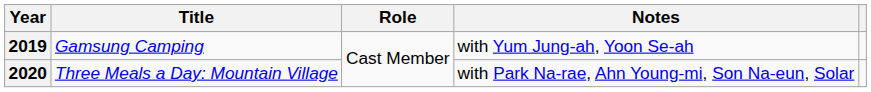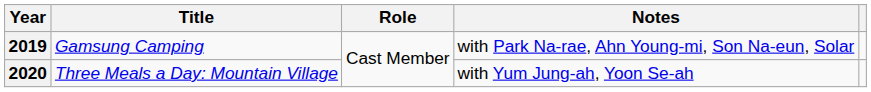(576, 45) with Yum Jung-ah, Yoon Se-ah -> (656, 45) with Park Na-rae, Ahn Young-mi, Son Na-eun, Solar
(656, 73) with Park Na-rae, Ahn Young-mi, Son Na-eun, Solar -> (576, 73) with Yum Jung-ah, Yoon Se-ah
